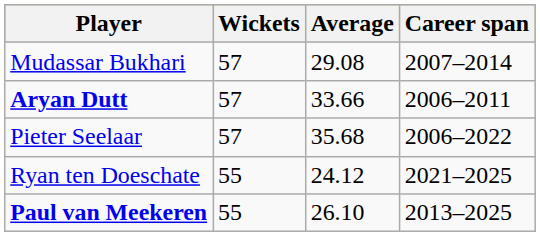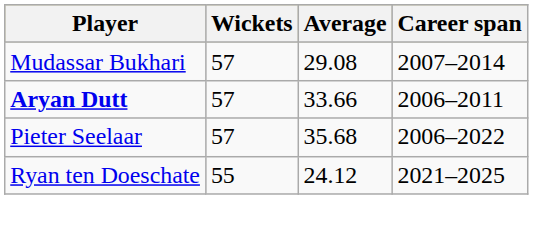- row: (109, 212)
